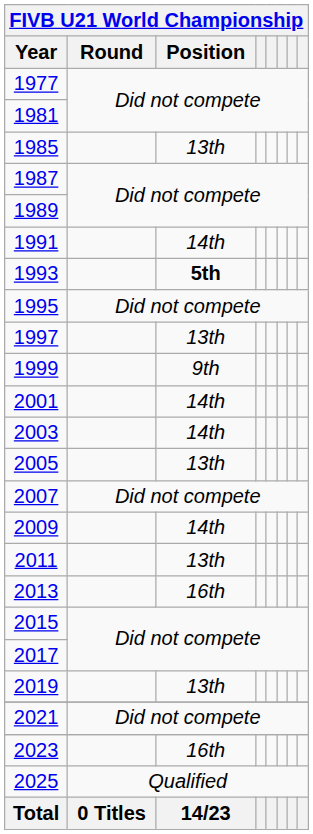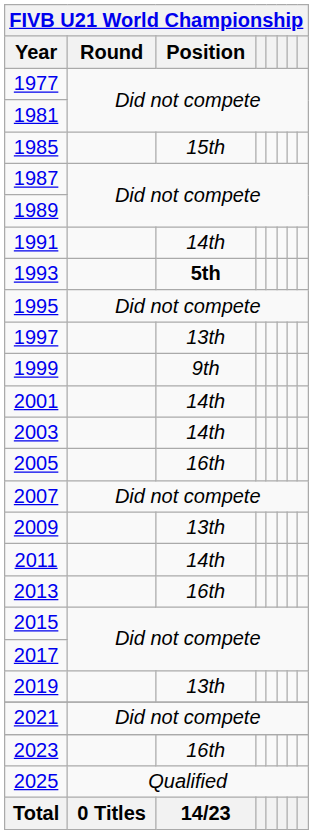(206, 147) 13th -> (206, 147) 15th
(206, 464) 13th -> (206, 464) 16th
(206, 527) 14th -> (206, 527) 13th
(206, 559) 13th -> (206, 559) 14th
